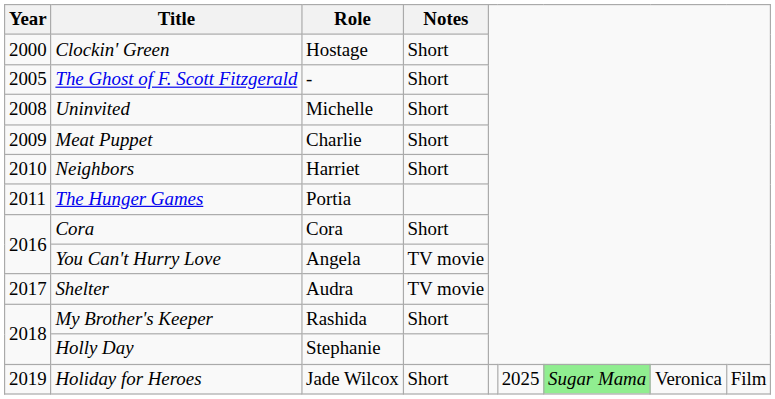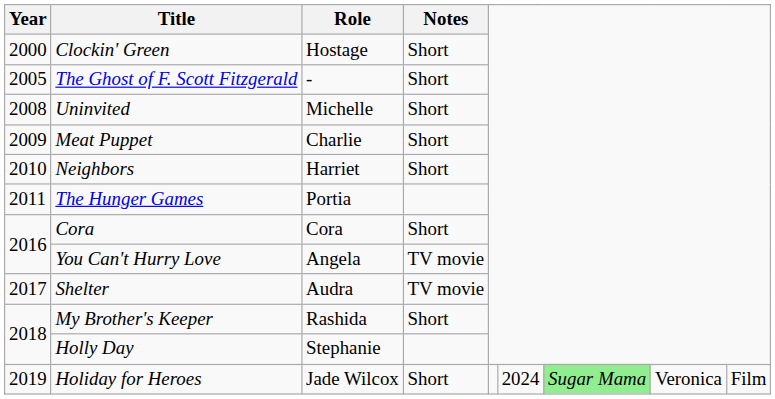(521, 378) 2025 -> (521, 378) 2024
